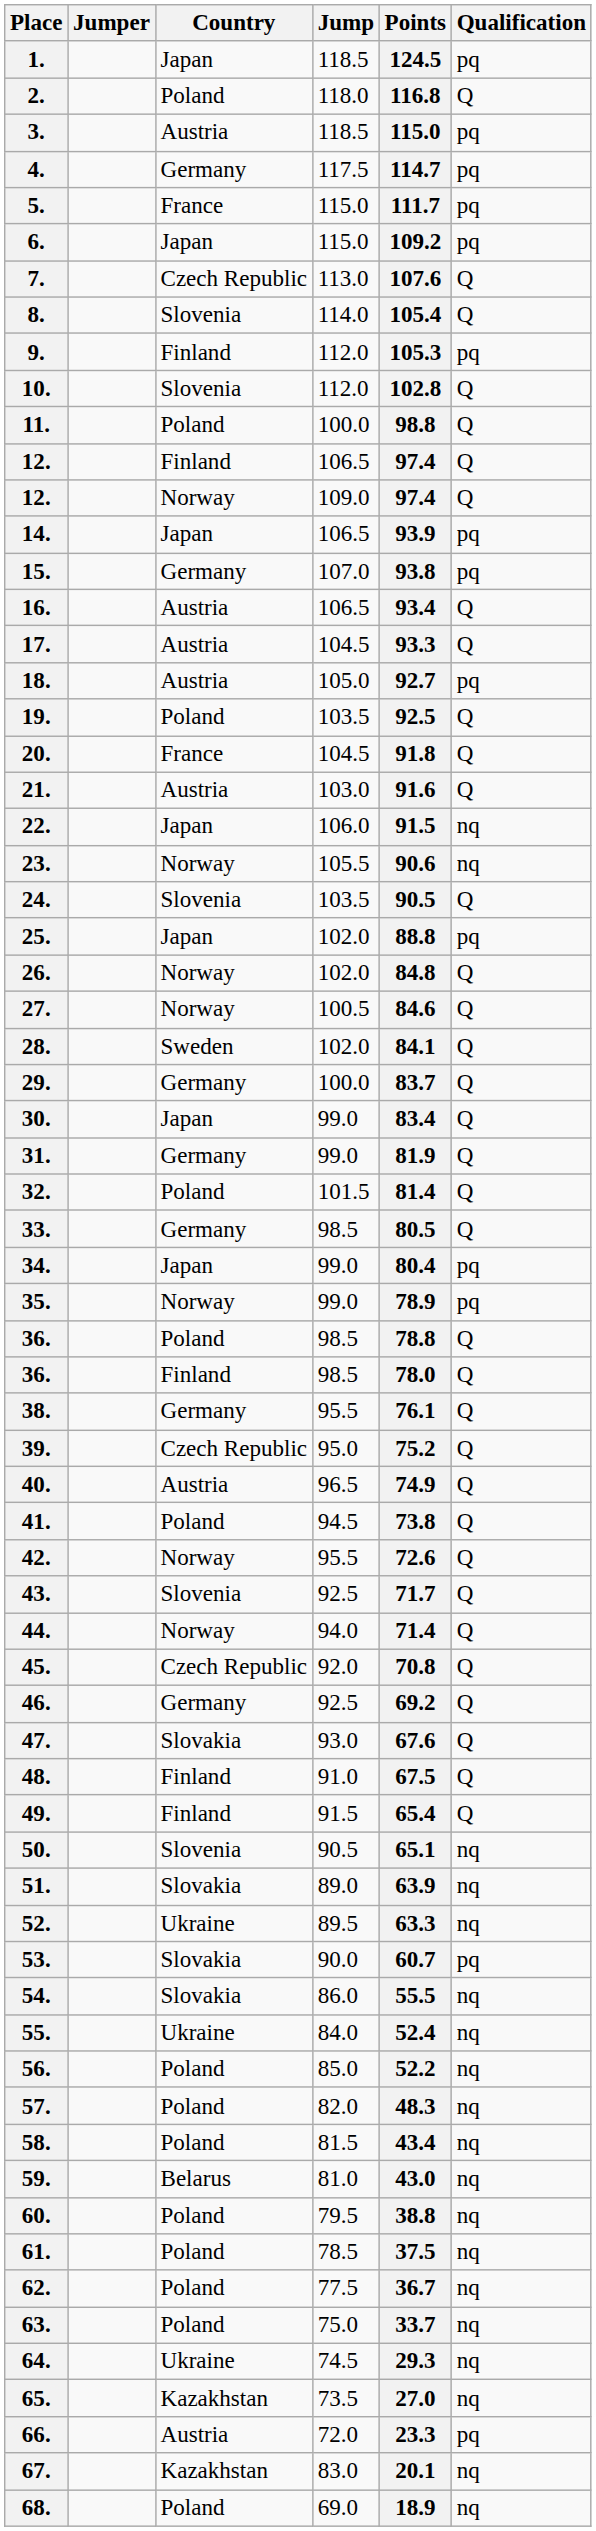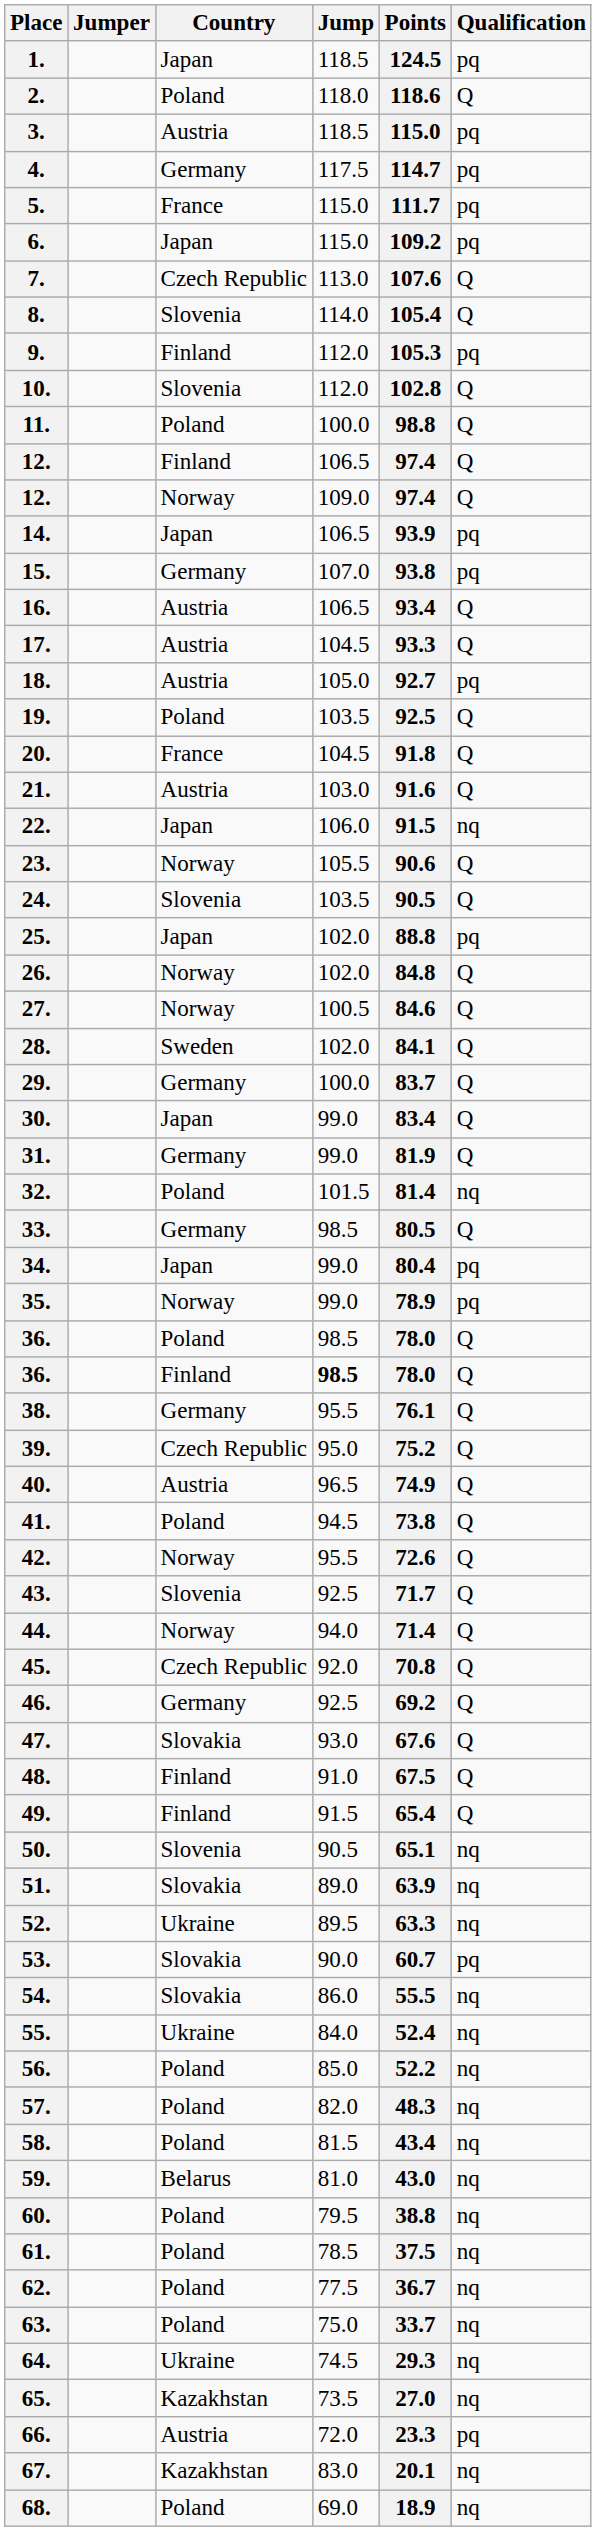(415, 95) 116.8 -> (415, 95) 118.6
(468, 863) nq -> (465, 863) Q
(465, 1192) Q -> (468, 1192) nq
(415, 1338) 78.8 -> (415, 1338) 78.0
(338, 1374) normal -> (338, 1374) bold
